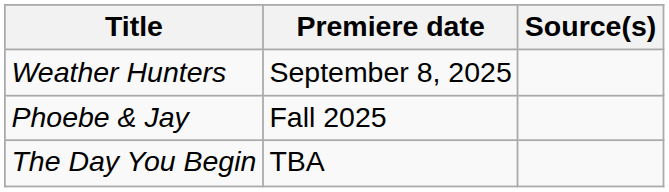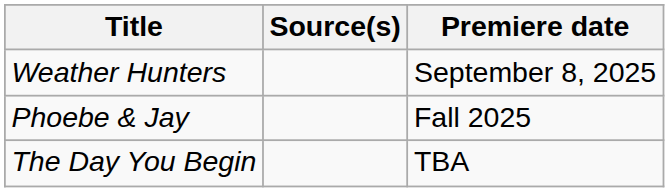columns swapped: (391, 27) <-> (591, 27)
